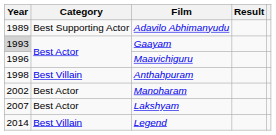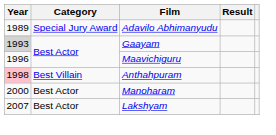(81, 28) Best Supporting Actor -> (75, 28) Special Jury Award
(18, 75) no background -> (18, 75) pink background
(18, 91) 2002 -> (18, 91) 2000
- row: (150, 122)
